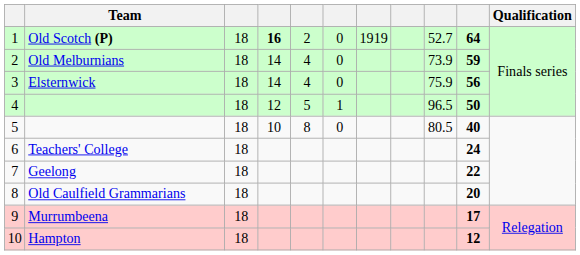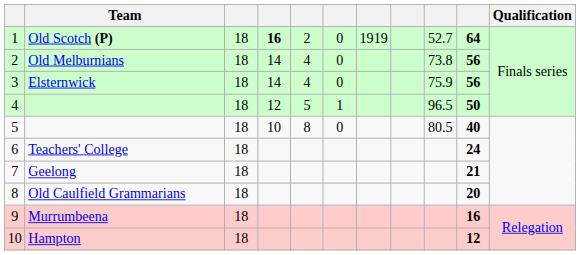(440, 60) 73.9 -> (440, 60) 73.8
(473, 60) 59 -> (473, 60) 56
(473, 171) 22 -> (473, 171) 21
(473, 216) 17 -> (473, 216) 16
